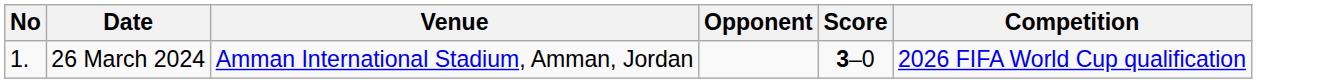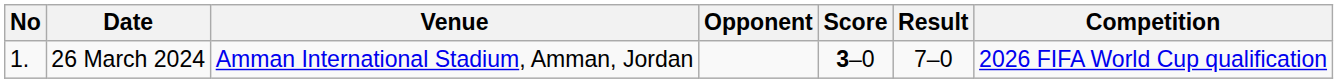+ column: (933, 22)
